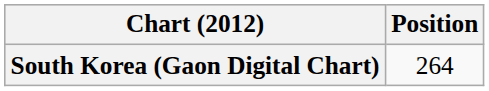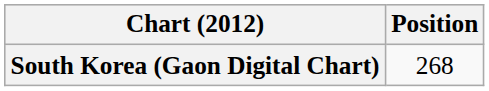(435, 64) 264 -> (435, 64) 268
